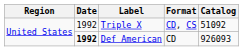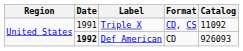(87, 25) 1992 -> (87, 25) 1991
(213, 25) 51092 -> (213, 25) 11092
